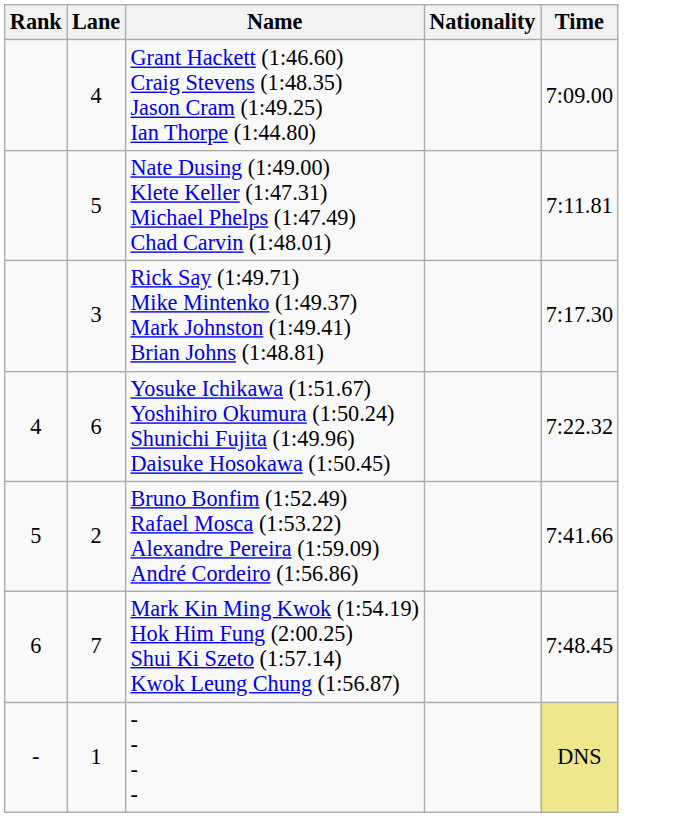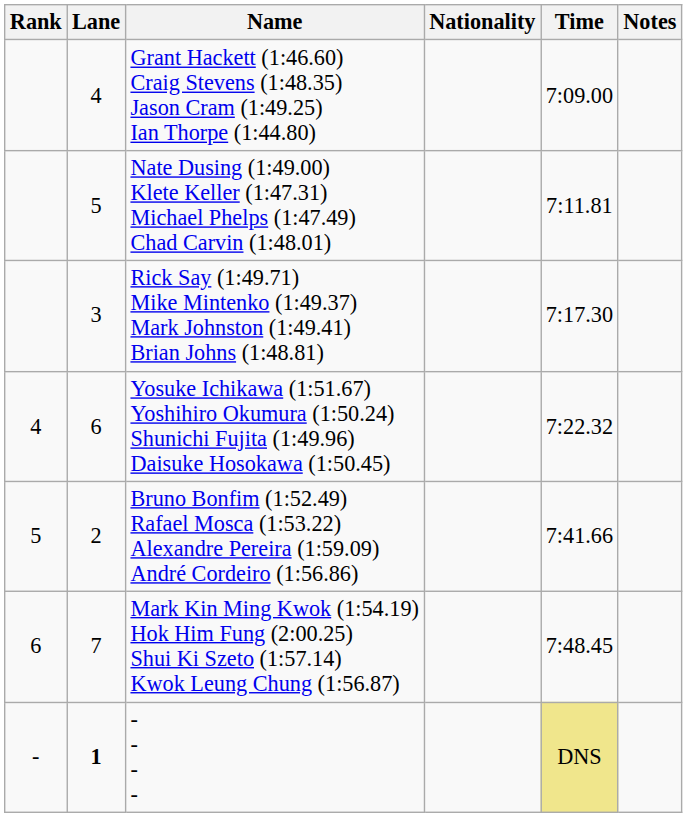+ column: (650, 22)
(96, 756) normal -> (96, 756) bold
